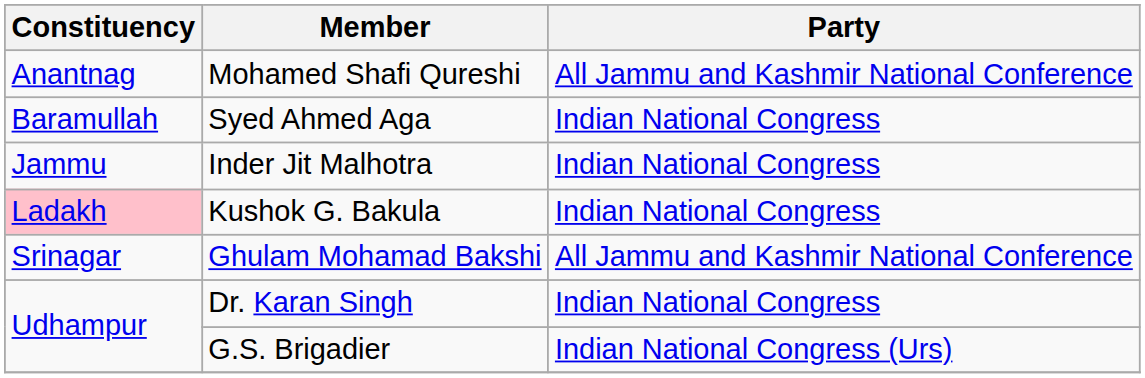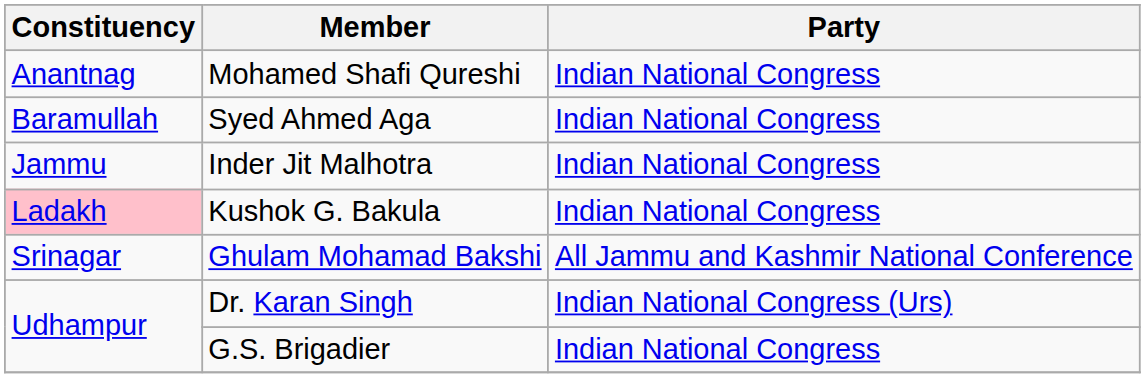(844, 73) All Jammu and Kashmir National Conference -> (718, 73) Indian National Congress
(718, 303) Indian National Congress -> (754, 303) Indian National Congress (Urs)
(754, 348) Indian National Congress (Urs) -> (718, 348) Indian National Congress
